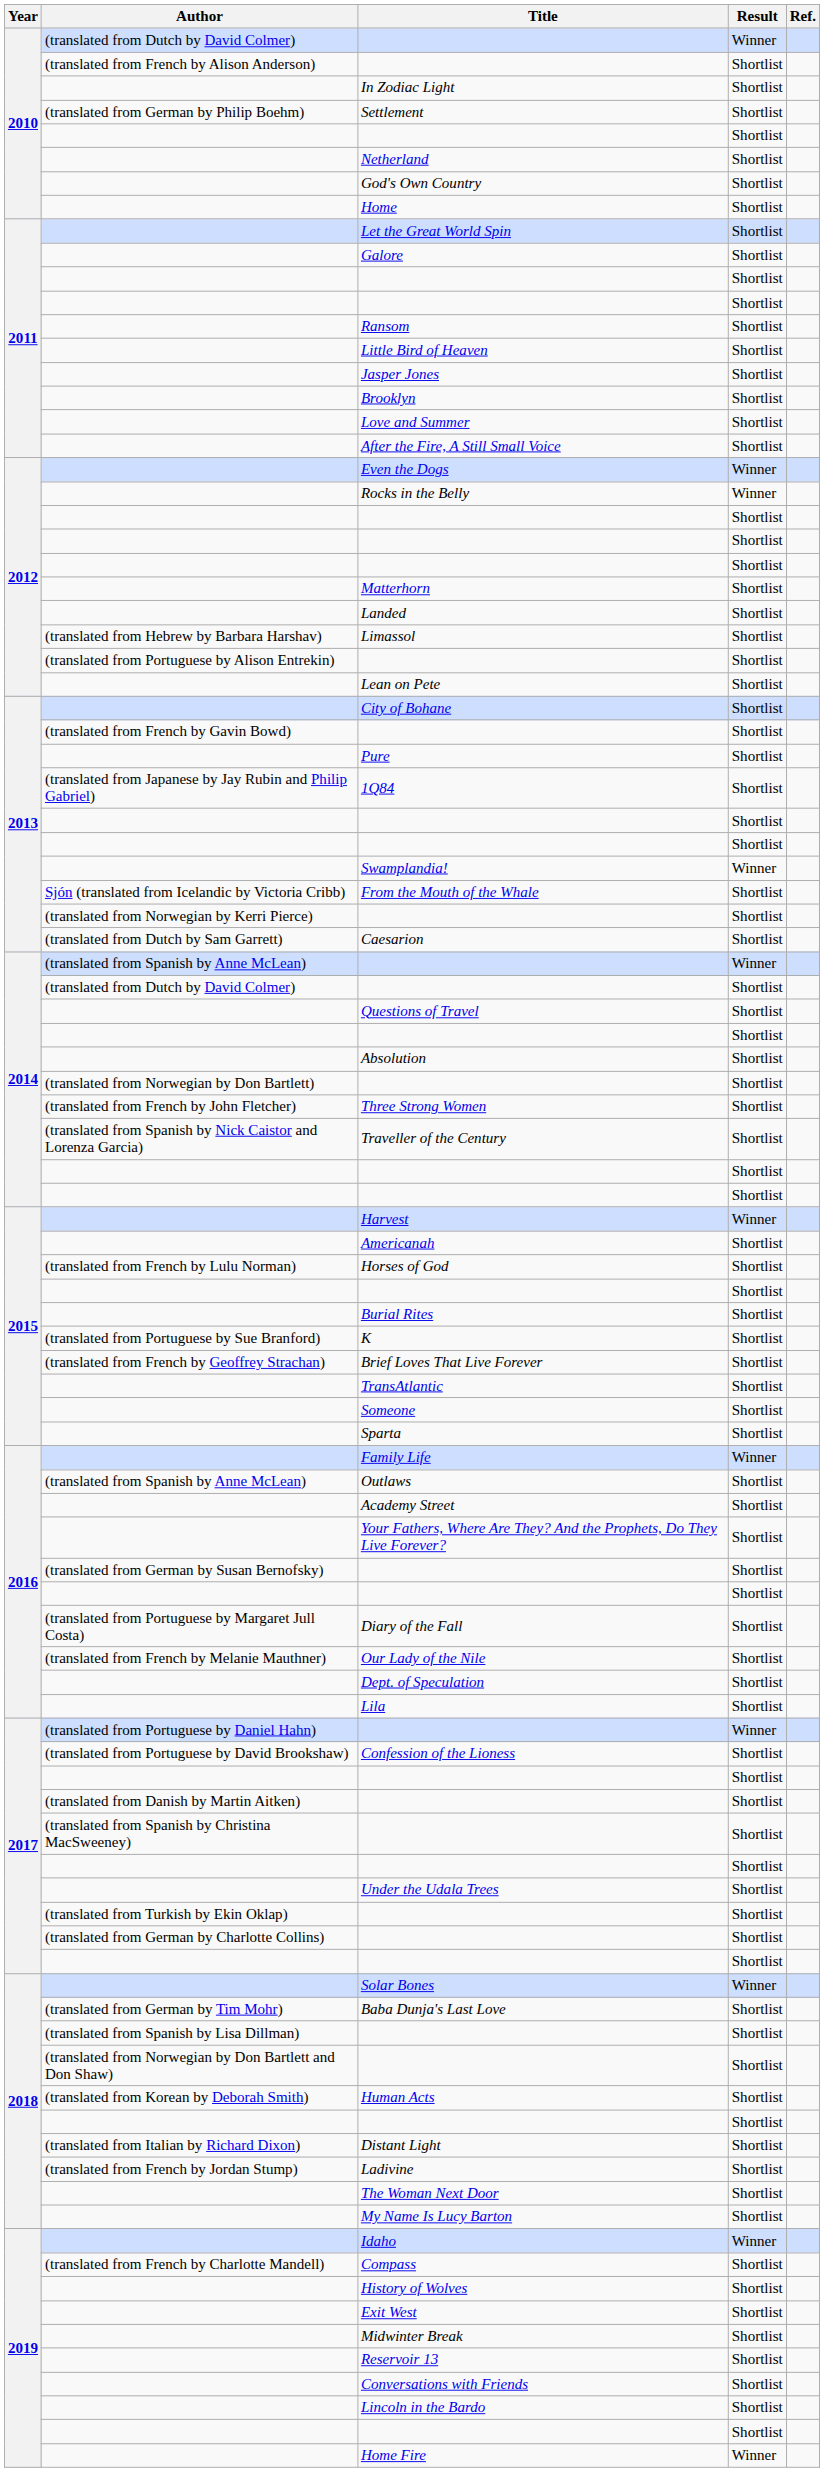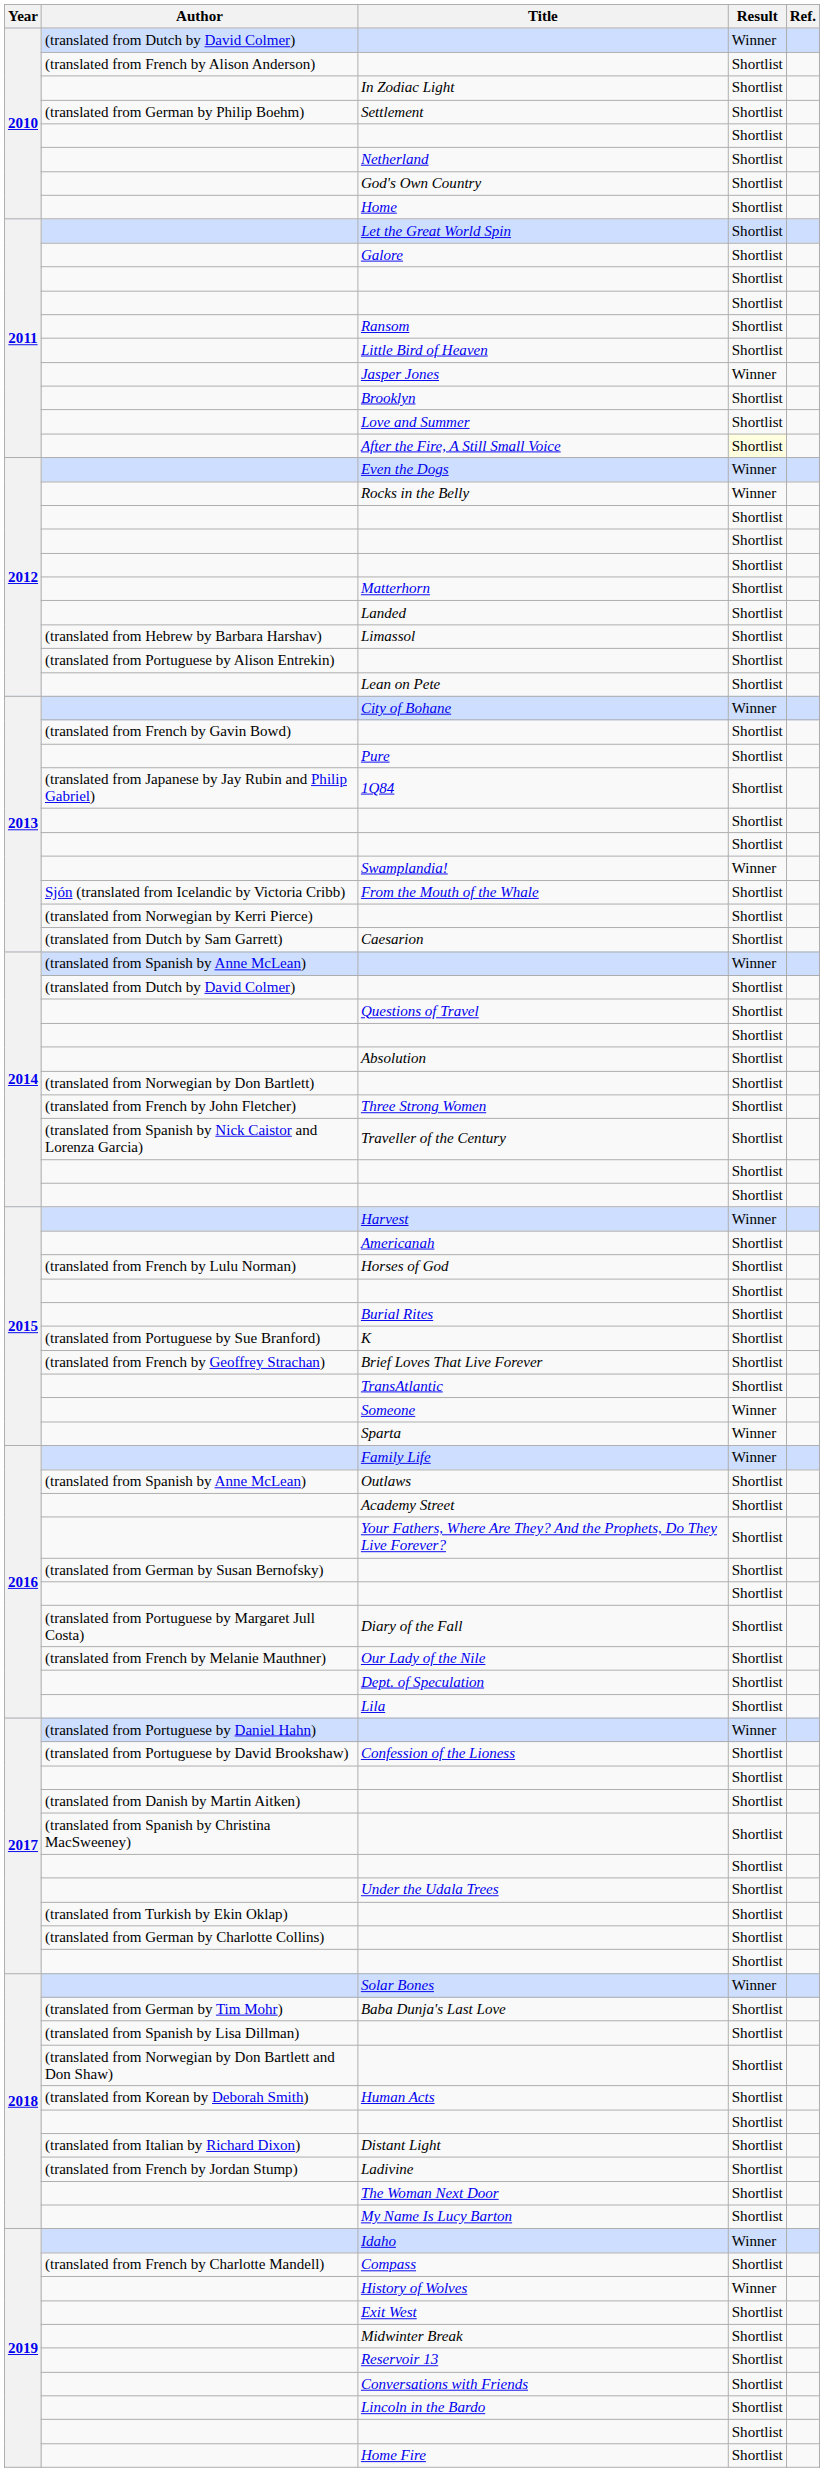(757, 374) Shortlist -> (754, 374) Winner
(757, 445) no background -> (757, 445) lightyellow background
(757, 708) Shortlist -> (754, 708) Winner
(757, 1409) Shortlist -> (754, 1409) Winner
(757, 1433) Shortlist -> (754, 1433) Winner
(757, 2288) Shortlist -> (754, 2288) Winner
(754, 2455) Winner -> (757, 2455) Shortlist
